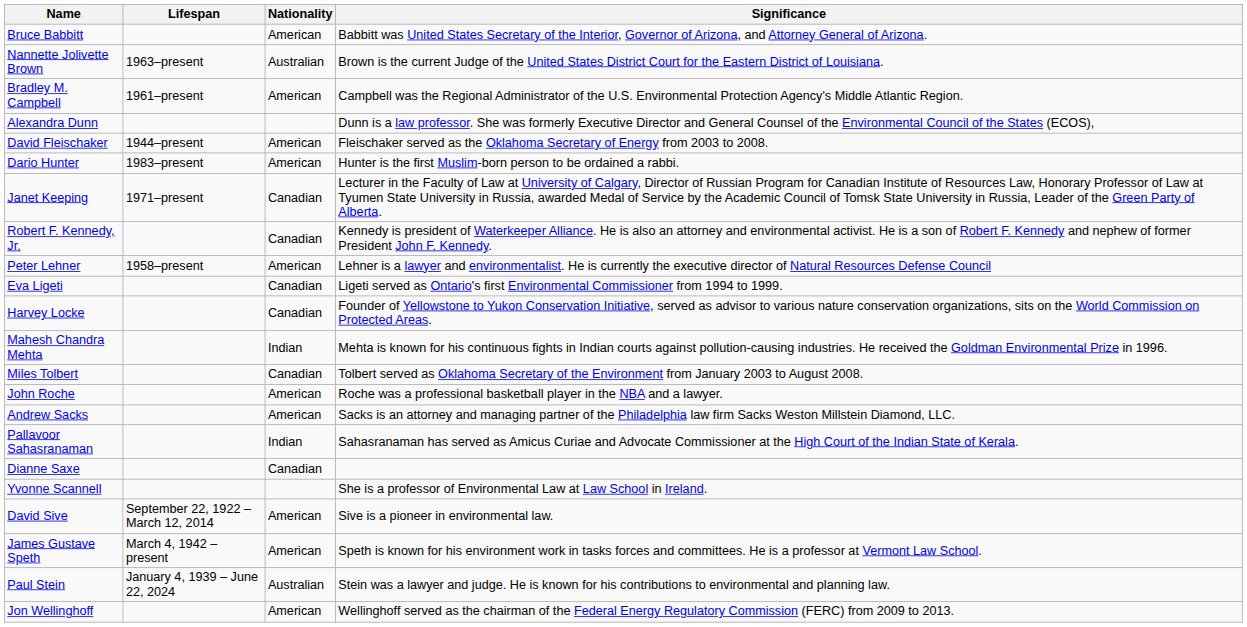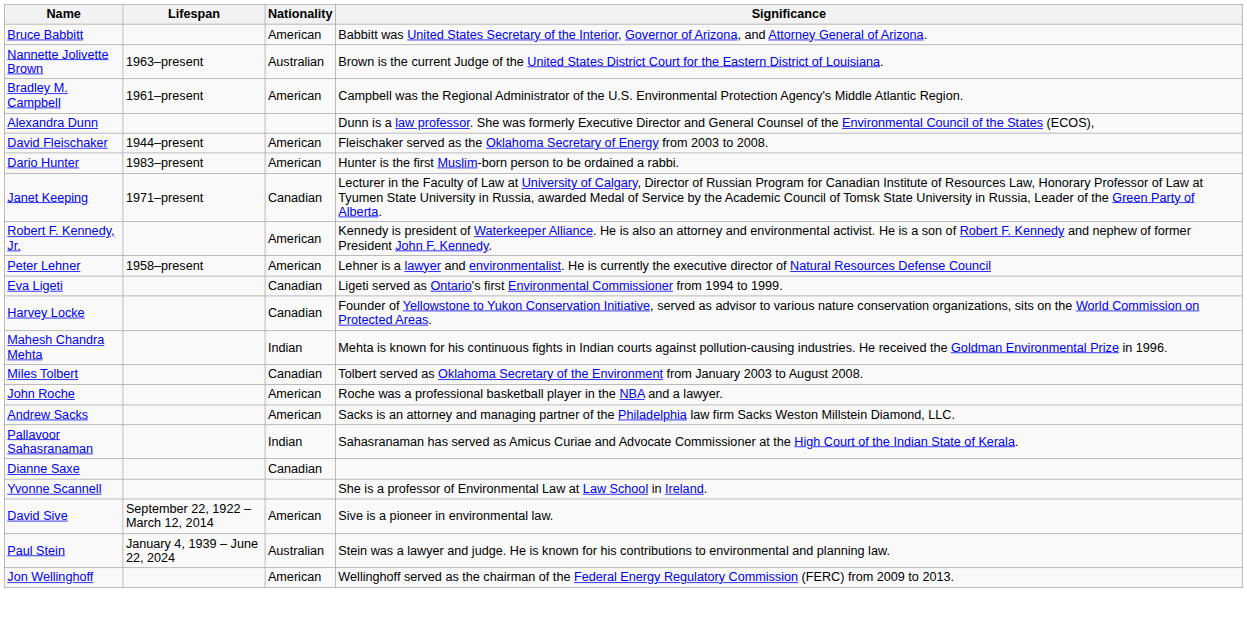(295, 238) Canadian -> (295, 238) American
- row: (51, 550)
